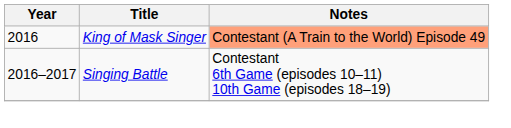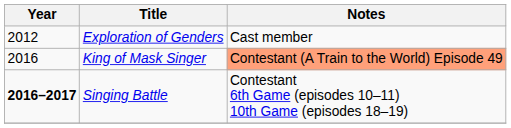+ row: (153, 37)
(42, 74) normal -> (42, 96) bold
